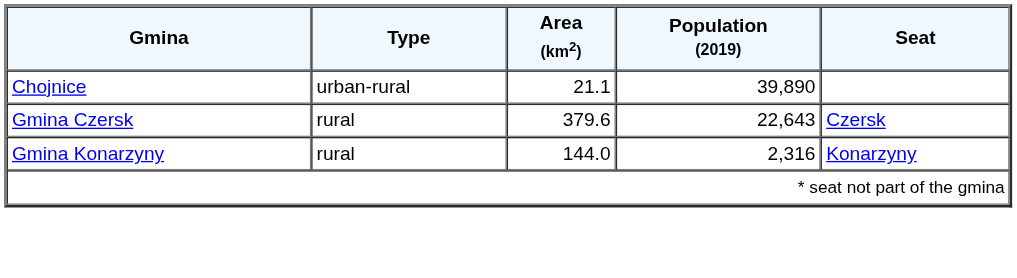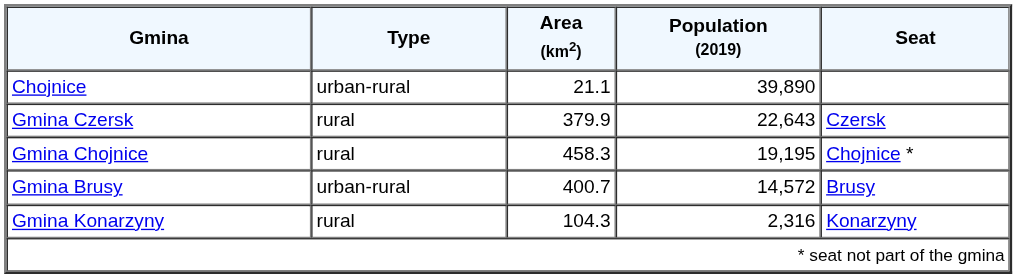(587, 120) 379.6 -> (587, 120) 379.9
+ row: (80, 153)
+ row: (67, 187)
(587, 153) 144.0 -> (587, 220) 104.3
